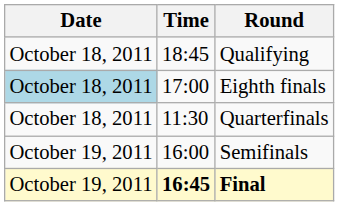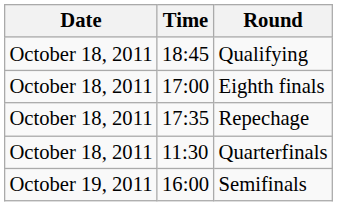(81, 86) lightblue background -> (81, 86) no background
+ row: (264, 119)
- row: (243, 184)
